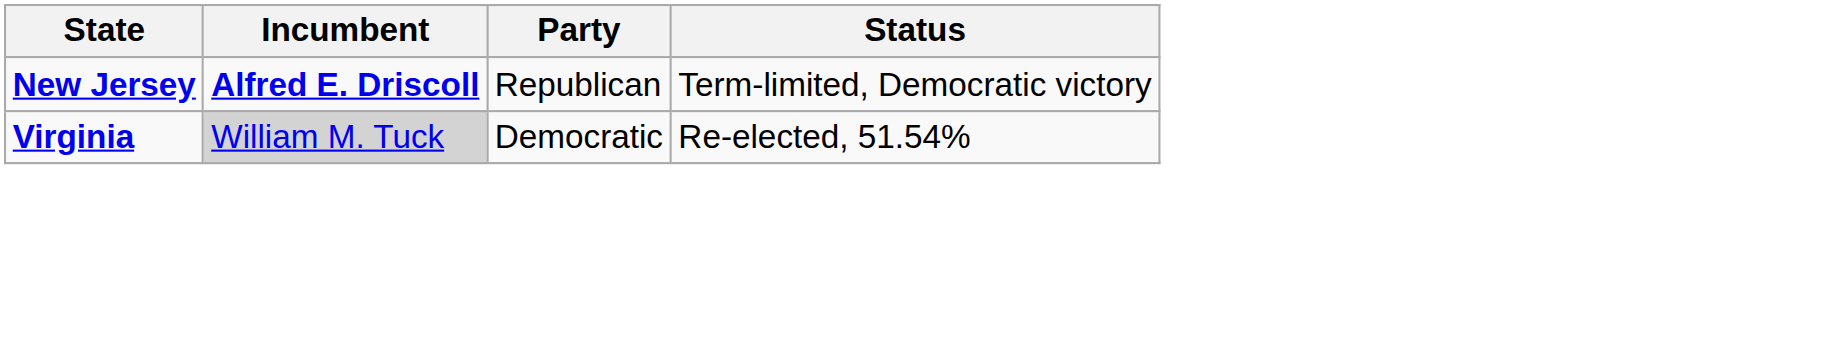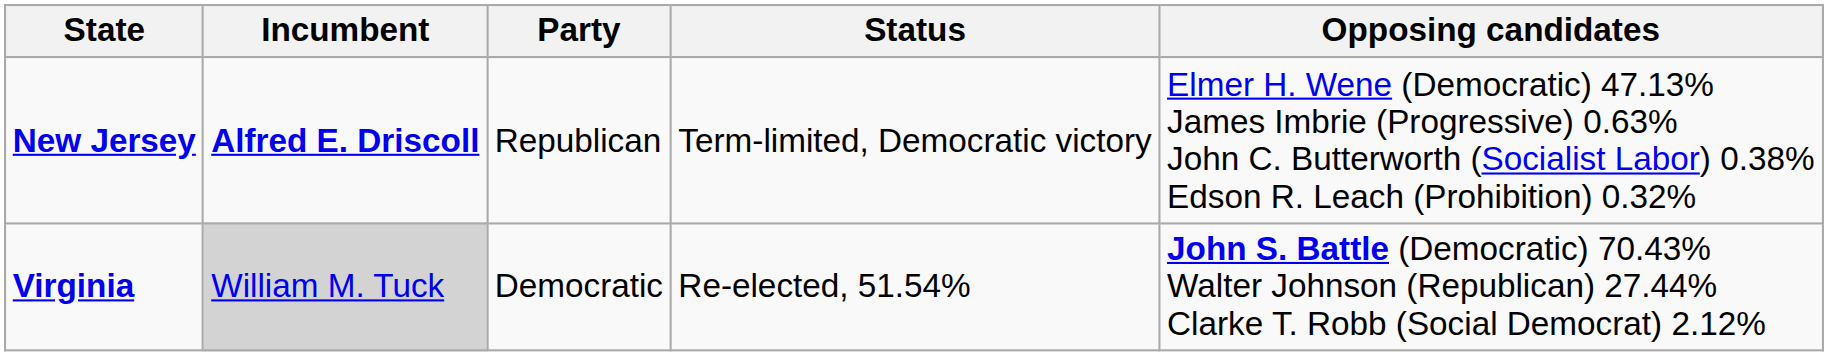+ column: (1491, 30)
